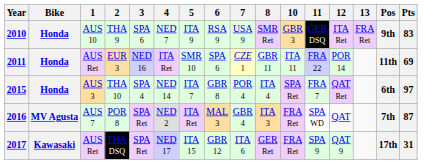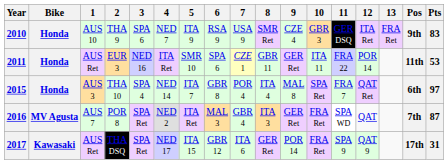+ column: (294, 12)
(408, 62) 69 -> (435, 62) 53
